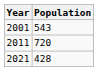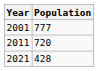(43, 28) 543 -> (43, 28) 777
